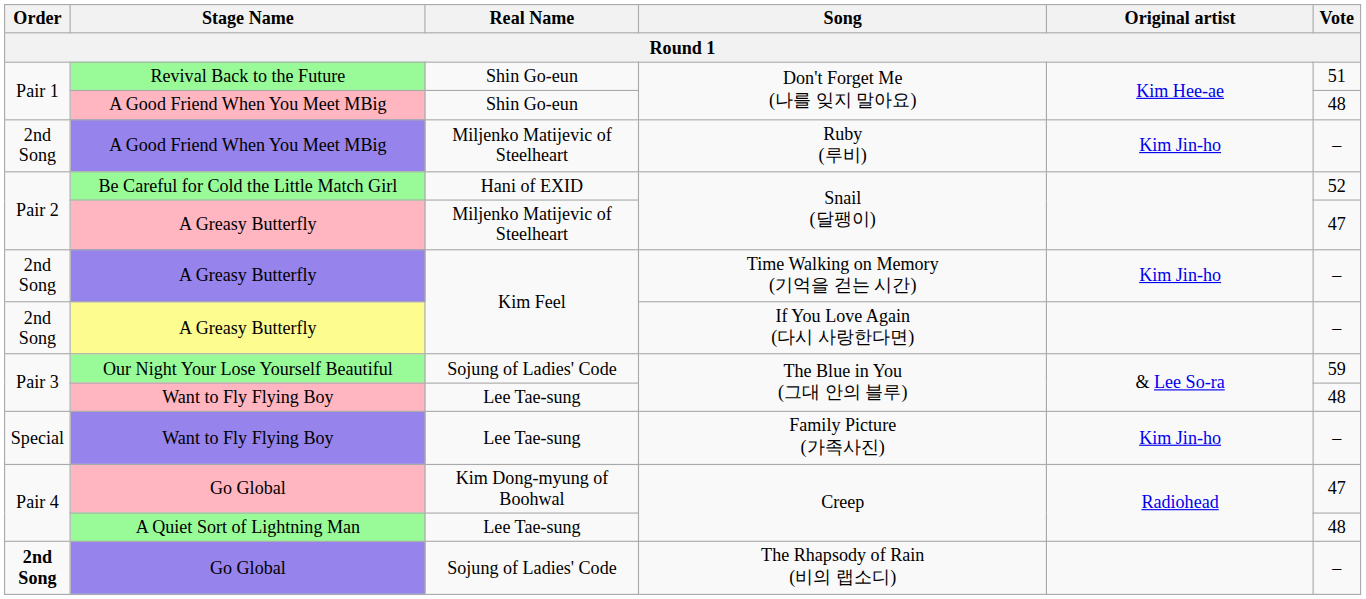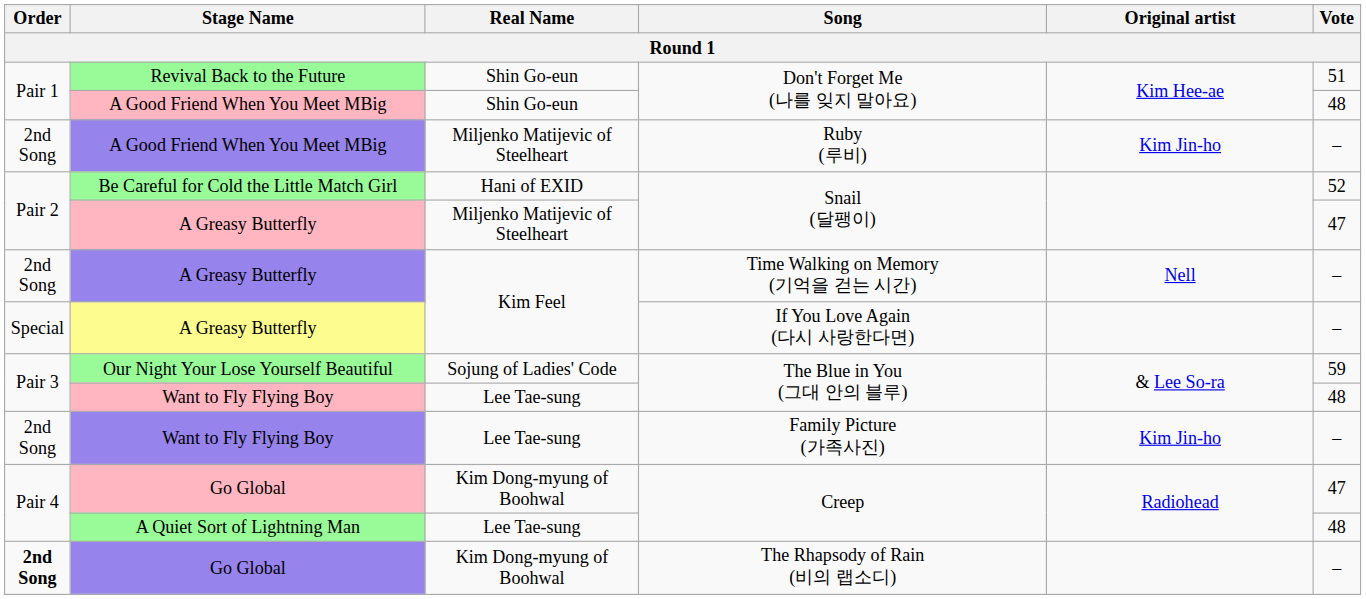(1180, 275) Kim Jin-ho -> (1180, 275) Nell
(37, 327) 2nd Song -> (37, 327) Special
(37, 437) Special -> (37, 437) 2nd Song
(532, 567) Sojung of Ladies' Code -> (532, 567) Kim Dong-myung of Boohwal
